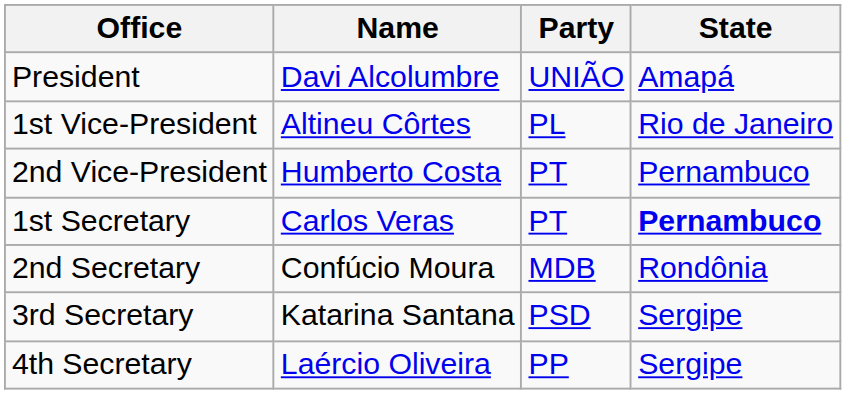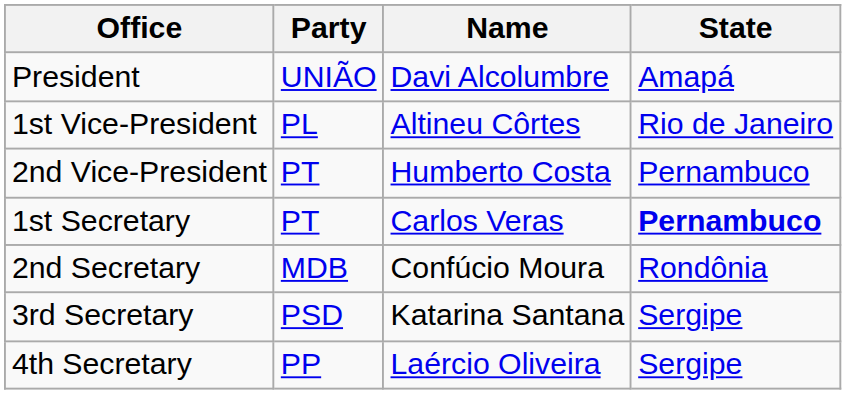columns swapped: (398, 28) <-> (576, 28)
